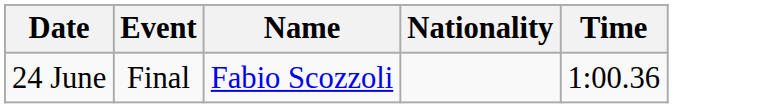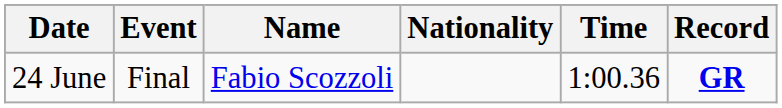+ column: (722, 28)
